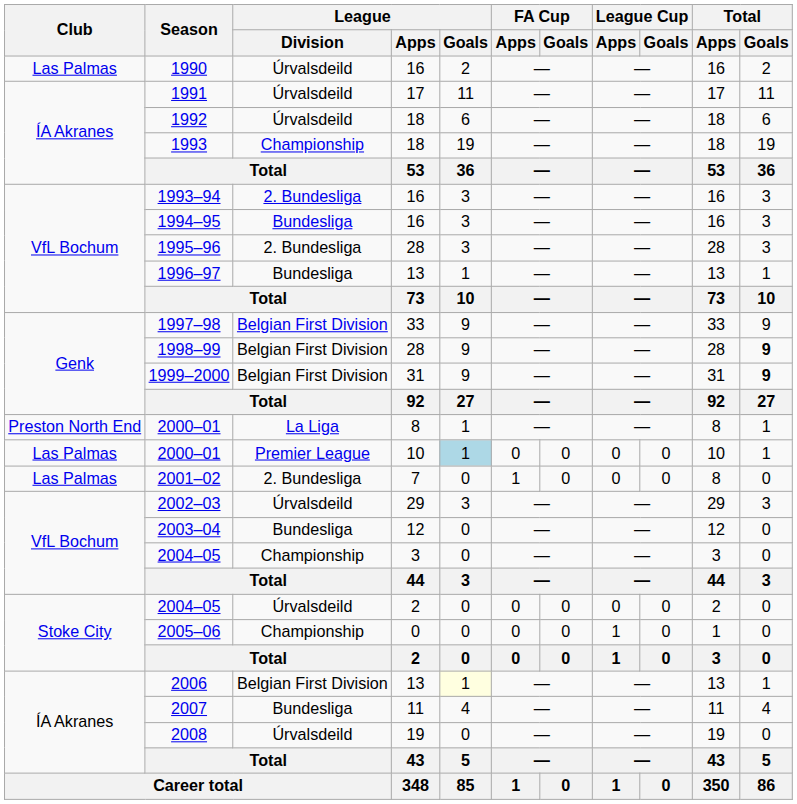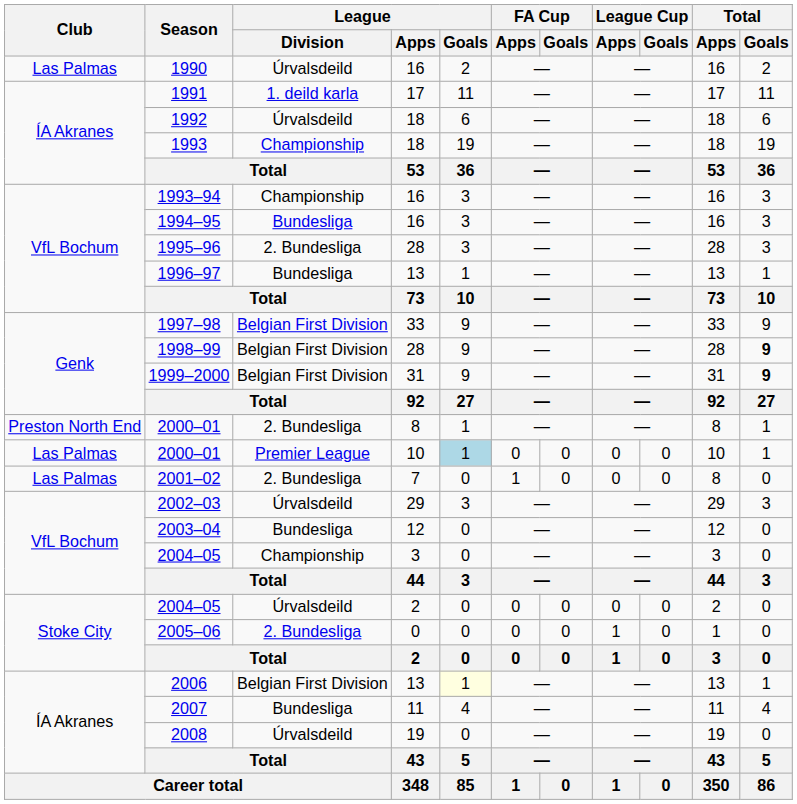(312, 94) Úrvalsdeild -> (312, 94) 1. deild karla
(312, 196) 2. Bundesliga -> (312, 196) Championship
(312, 427) La Liga -> (312, 427) 2. Bundesliga
(312, 632) Championship -> (312, 632) 2. Bundesliga
